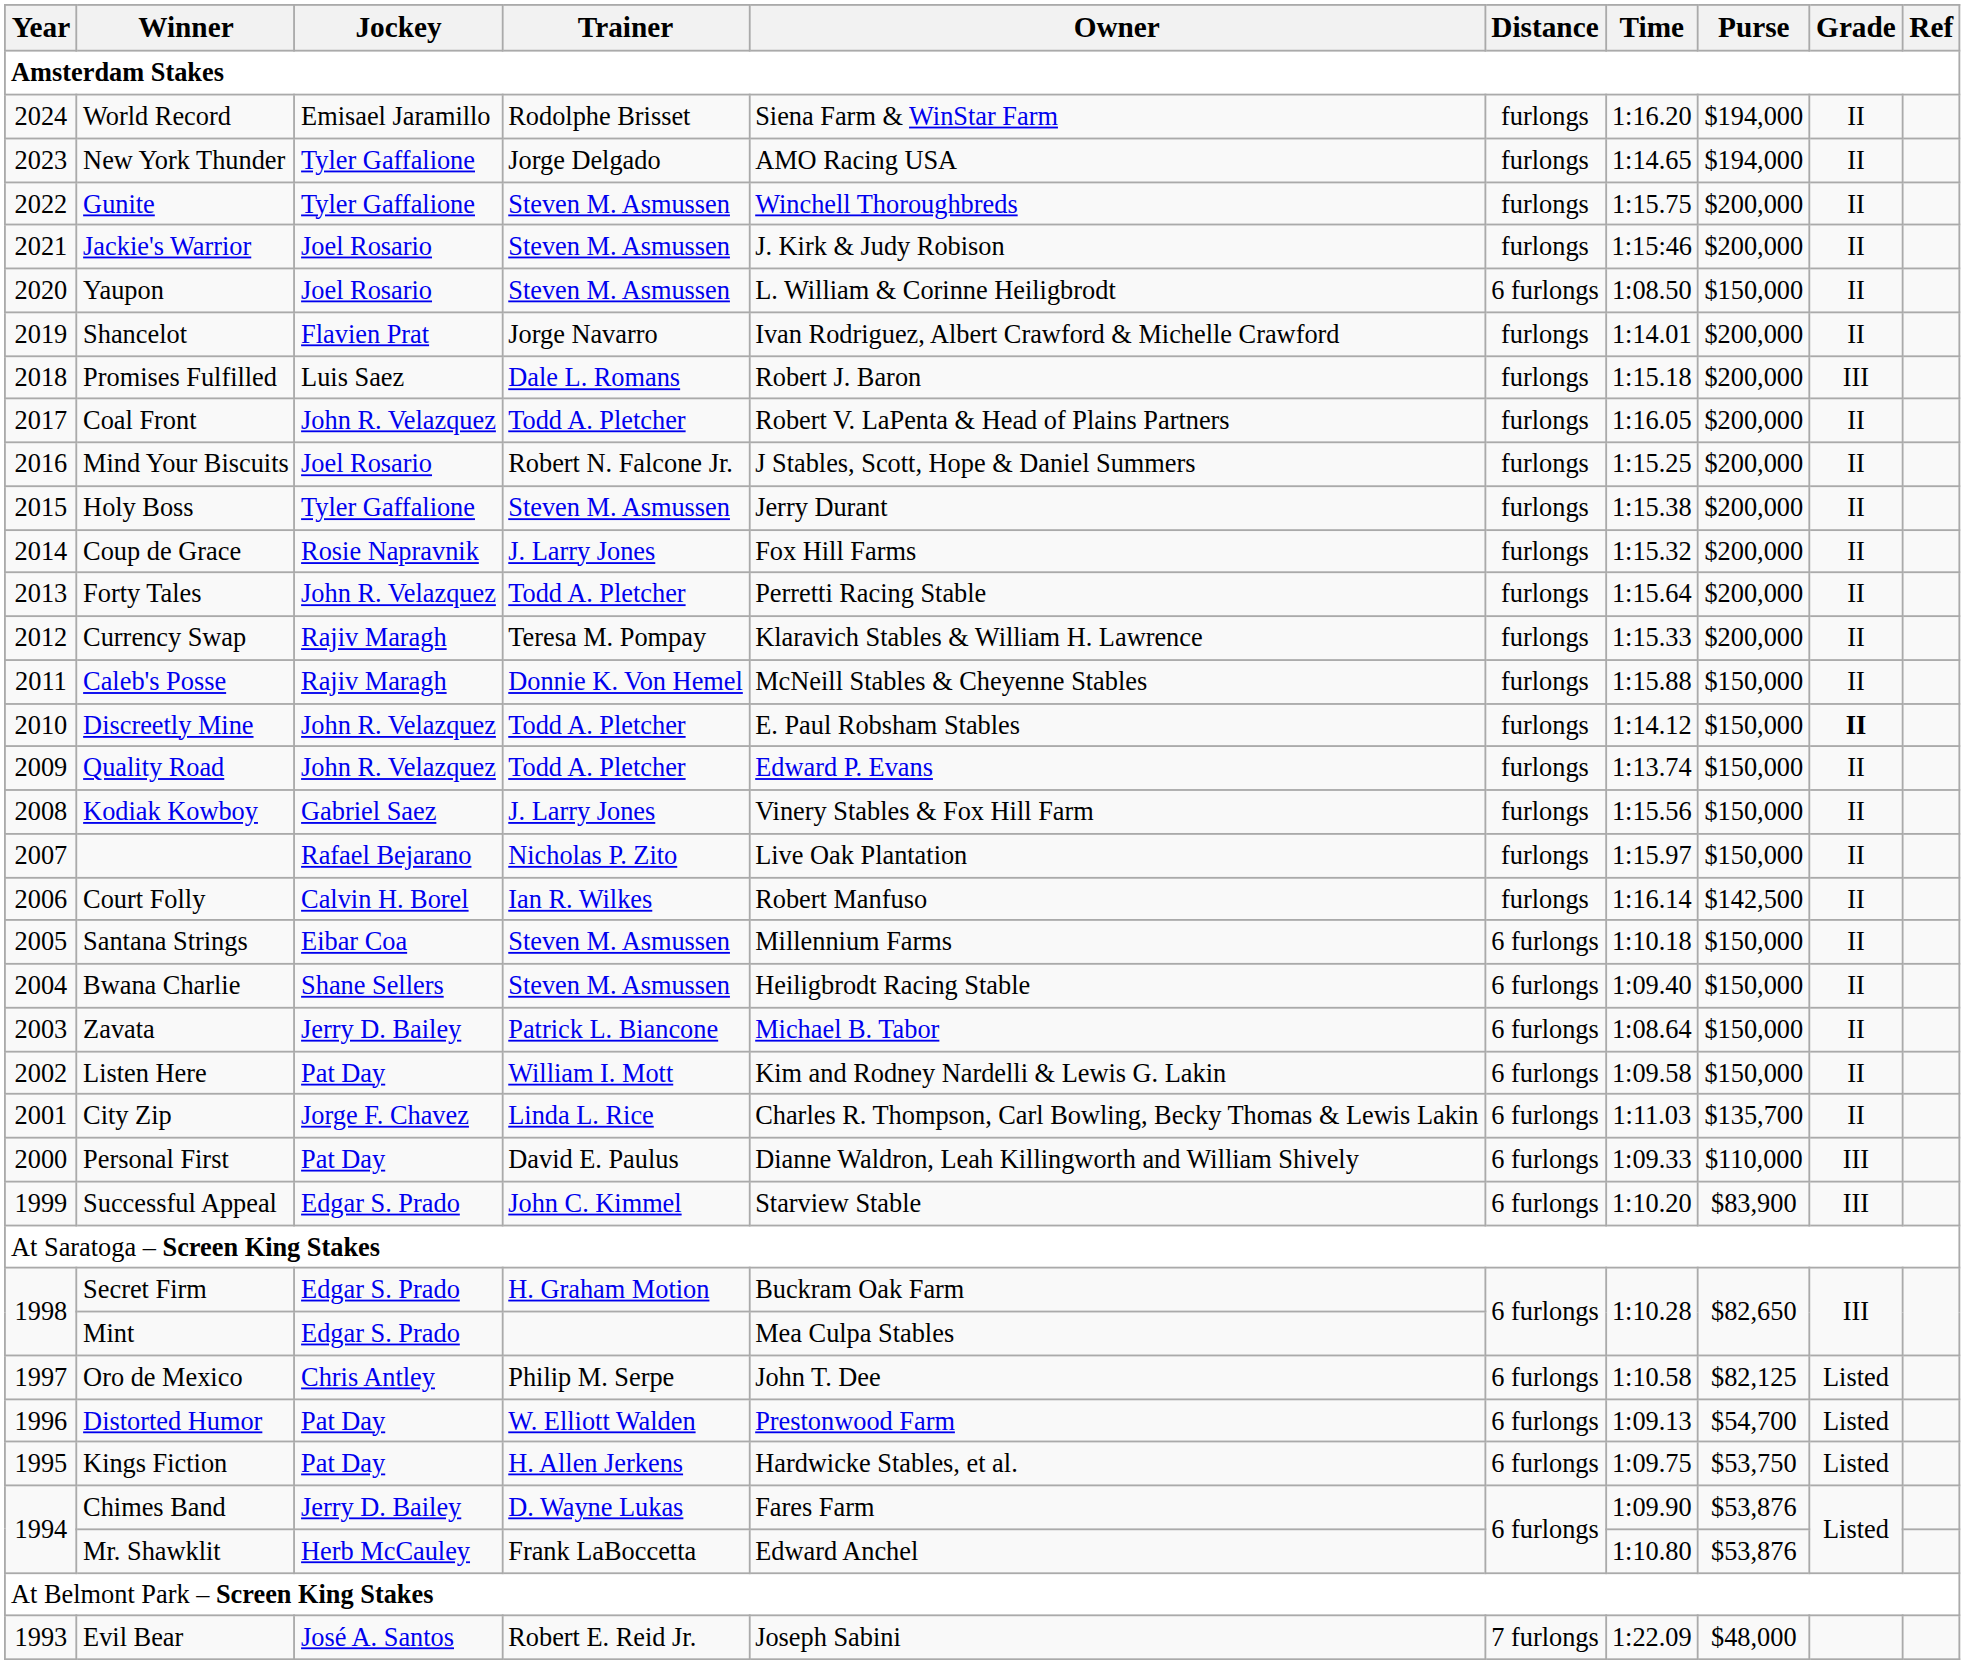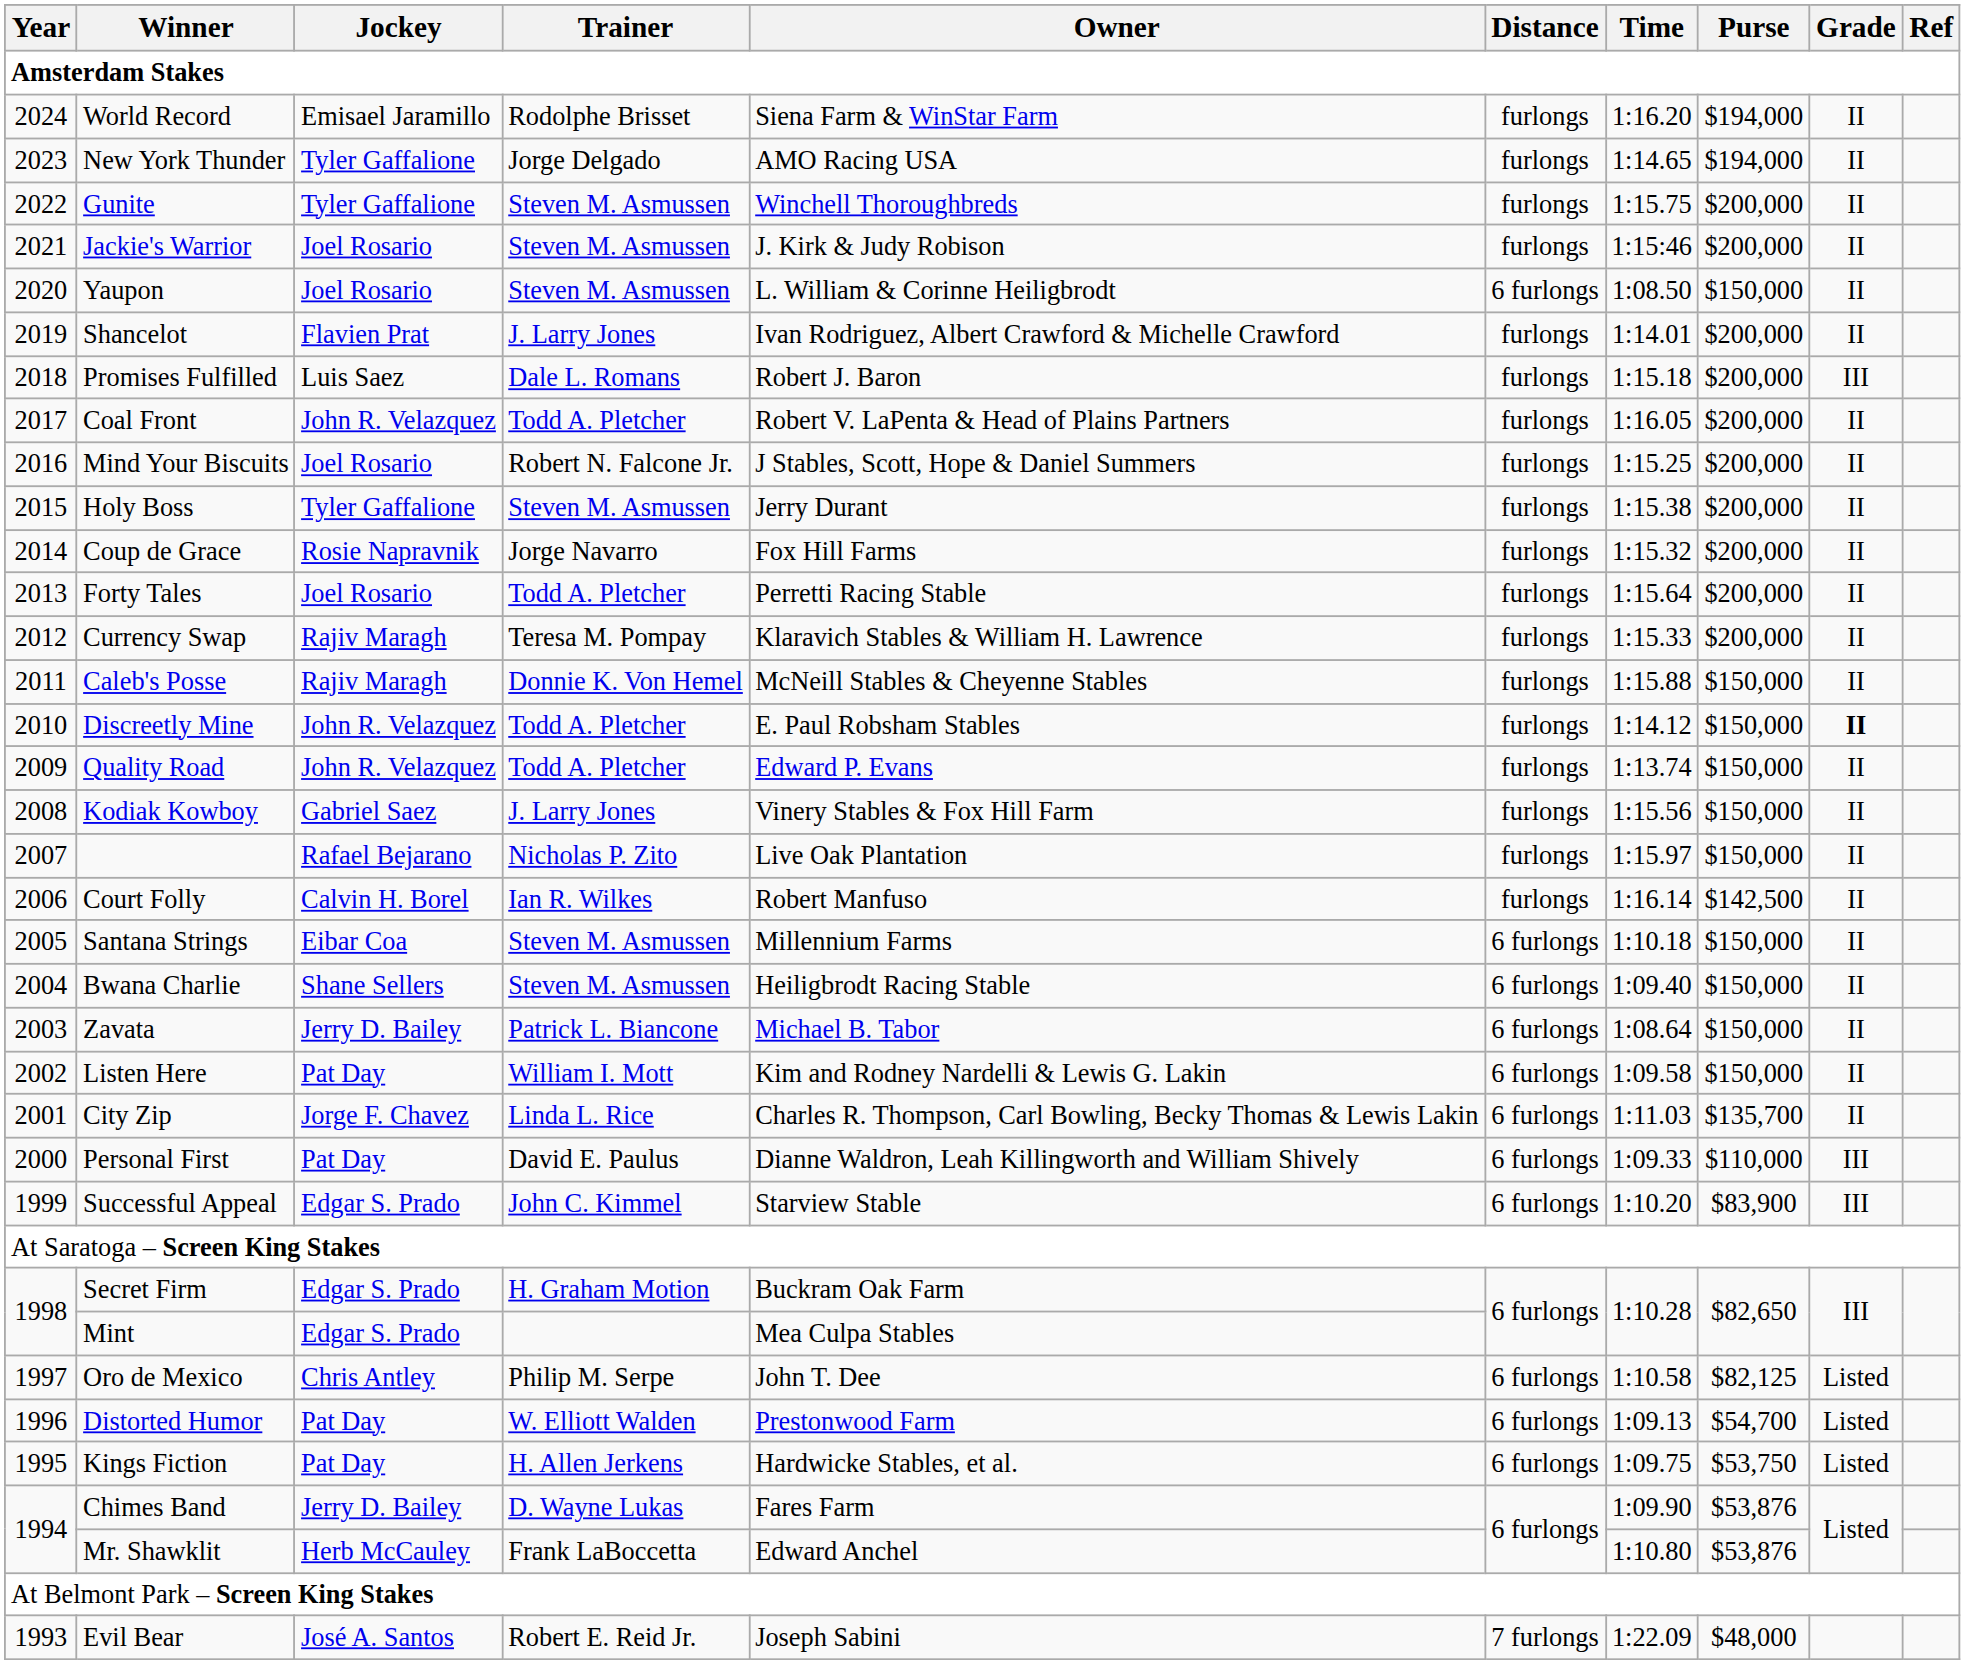(583, 333) Jorge Navarro -> (582, 333) J. Larry Jones
(582, 550) J. Larry Jones -> (583, 550) Jorge Navarro
(398, 594) John R. Velazquez -> (367, 594) Joel Rosario
